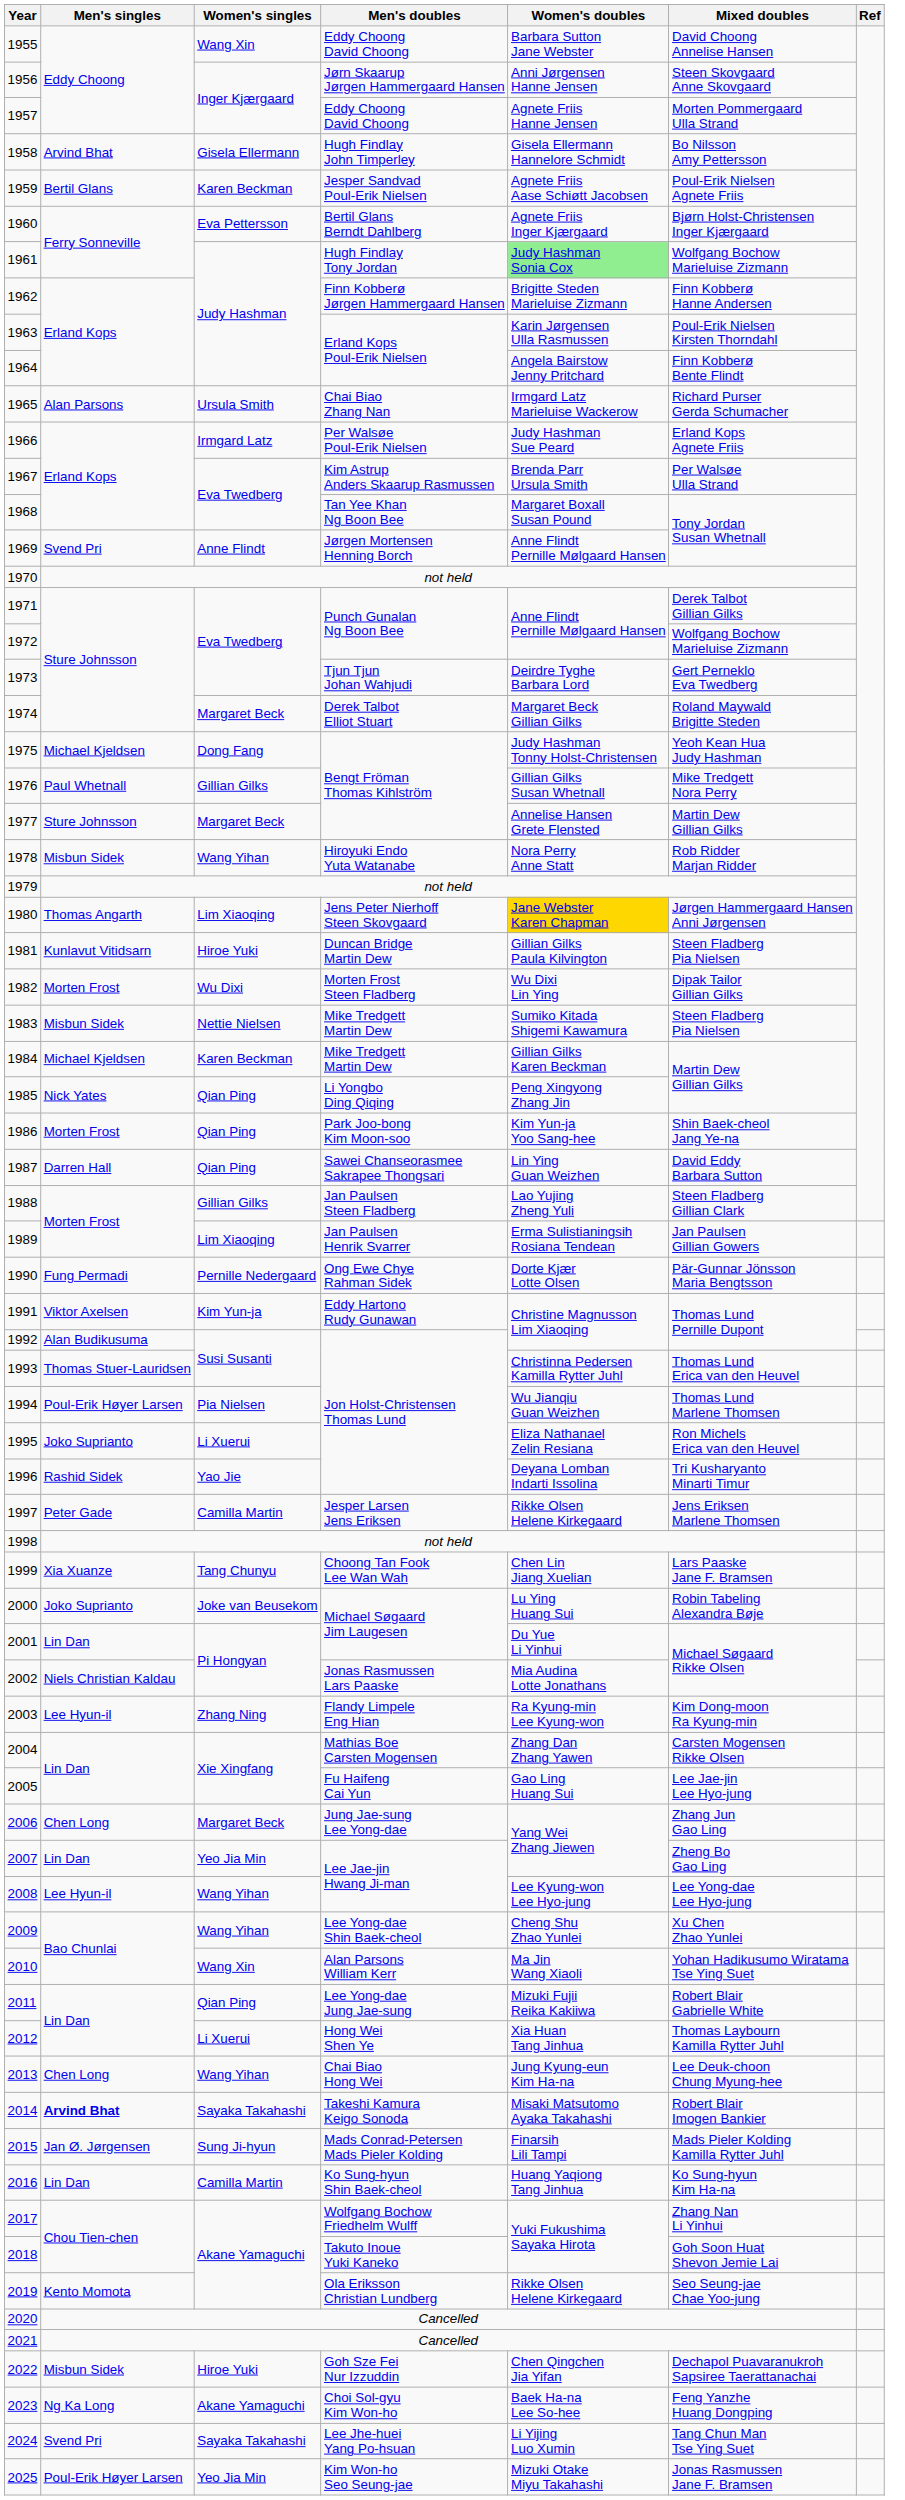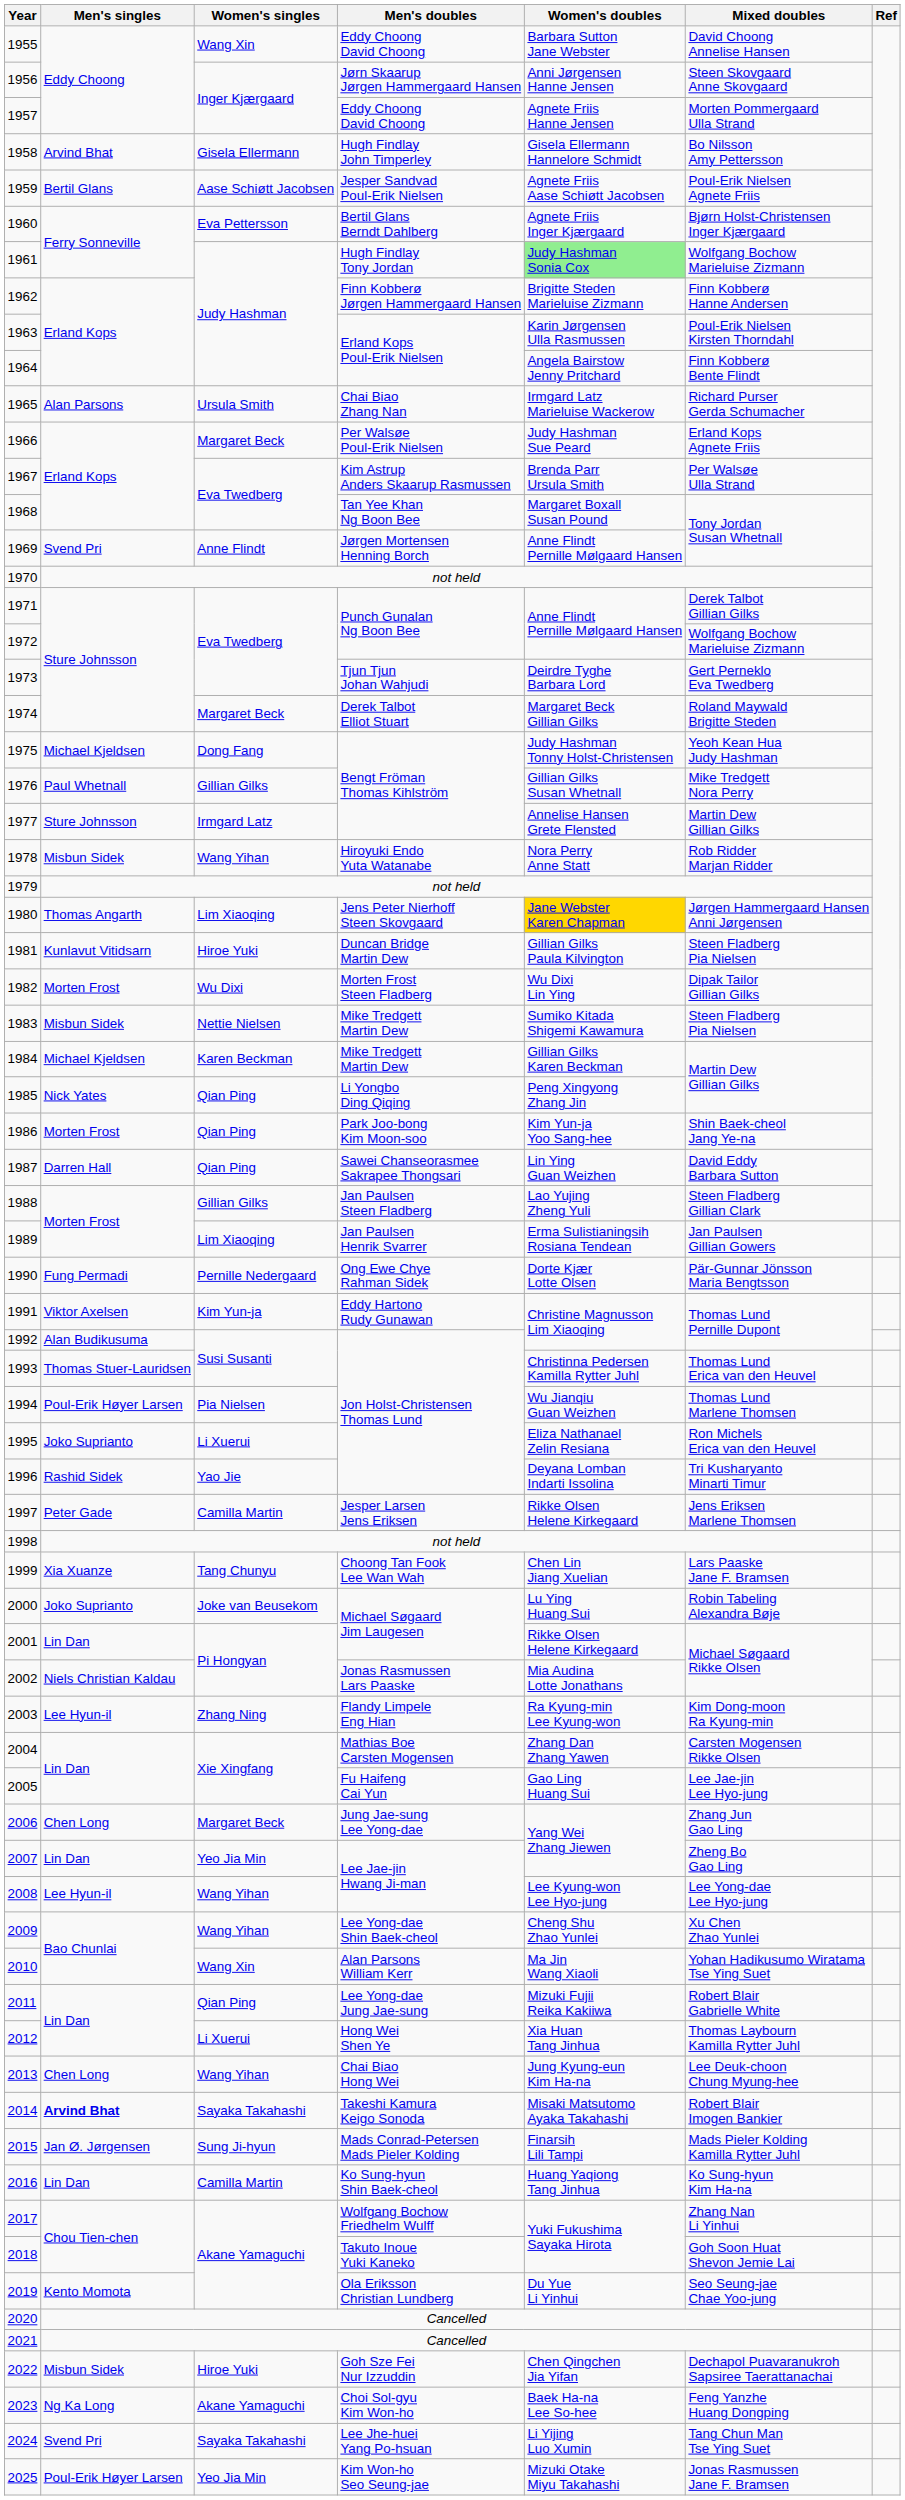(245, 188) Karen Beckman -> (266, 188) Aase Schiøtt Jacobsen
(235, 440) Irmgard Latz -> (241, 440) Margaret Beck
(241, 822) Margaret Beck -> (235, 822) Irmgard Latz
(536, 1642) Du Yue Li Yinhui -> (583, 1642) Rikke Olsen Helene Kirkegaard
(566, 2291) Rikke Olsen Helene Kirkegaard -> (553, 2291) Du Yue Li Yinhui
